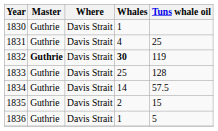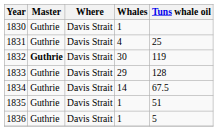(122, 57) bold -> (122, 57) normal
(122, 73) 25 -> (122, 73) 29
(160, 88) 57.5 -> (160, 88) 67.5
(120, 103) 2 -> (120, 103) 1
(157, 103) 15 -> (157, 103) 51
